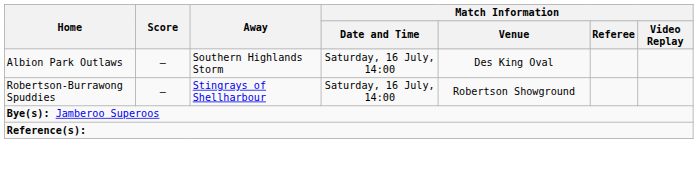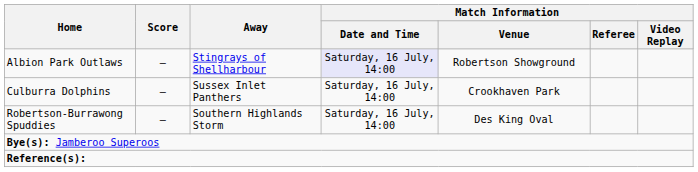(248, 63) Southern Highlands Storm -> (229, 63) Stingrays of Shellharbour
(380, 63) no background -> (380, 63) lavender background
(514, 63) Des King Oval -> (514, 63) Robertson Showground
+ row: (59, 91)
(229, 91) Stingrays of Shellharbour -> (248, 120) Southern Highlands Storm
(514, 91) Robertson Showground -> (514, 120) Des King Oval
